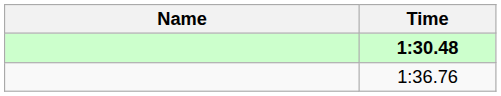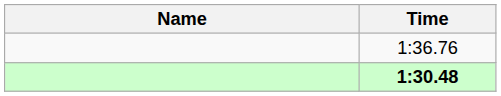rows swapped: (428, 47) <-> (428, 76)
